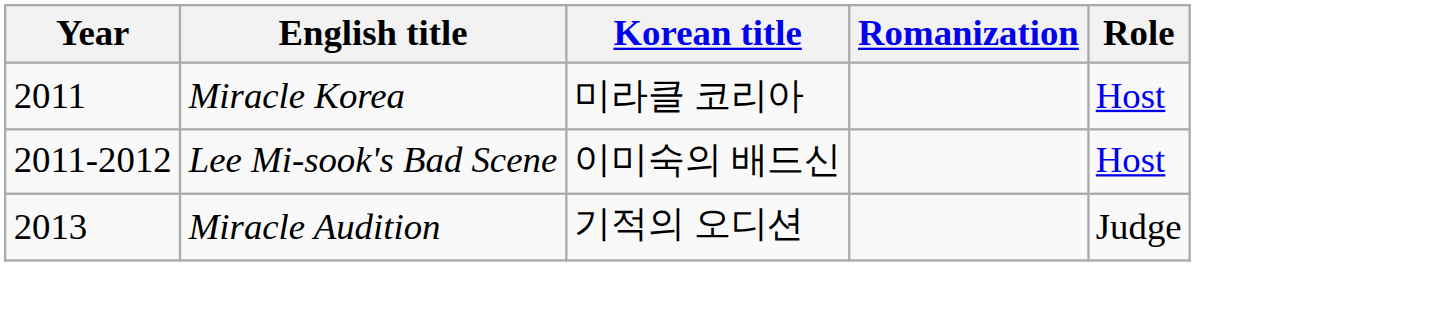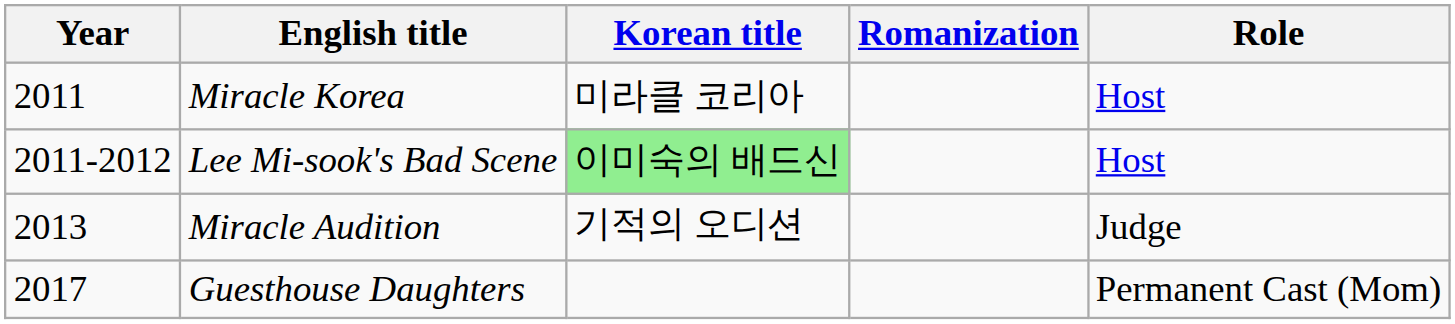(708, 159) no background -> (708, 159) lightgreen background
+ row: (357, 287)
